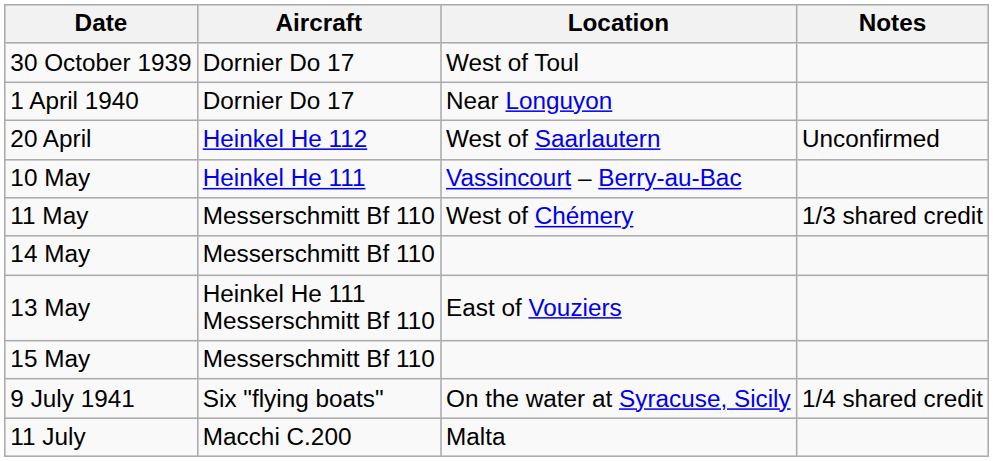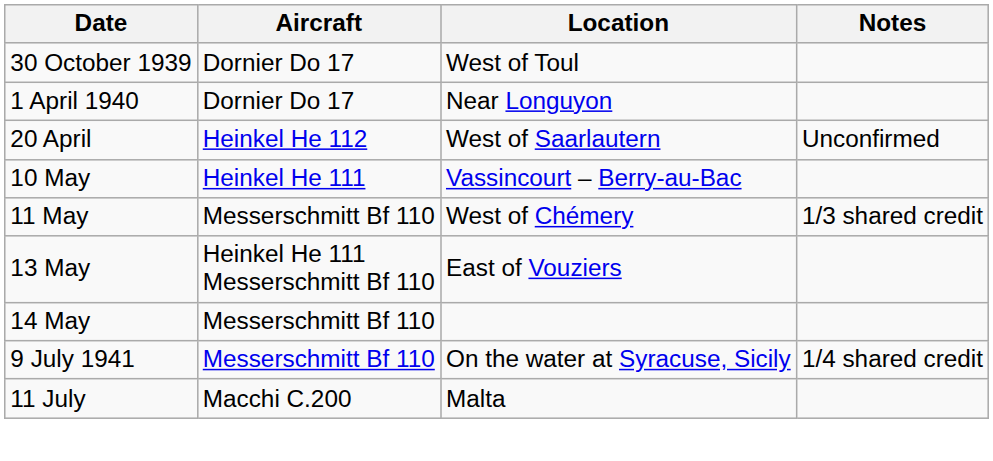rows swapped: (50, 307) <-> (50, 255)
- row: (50, 359)
(293, 398) Six "flying boats" -> (319, 359) Messerschmitt Bf 110
